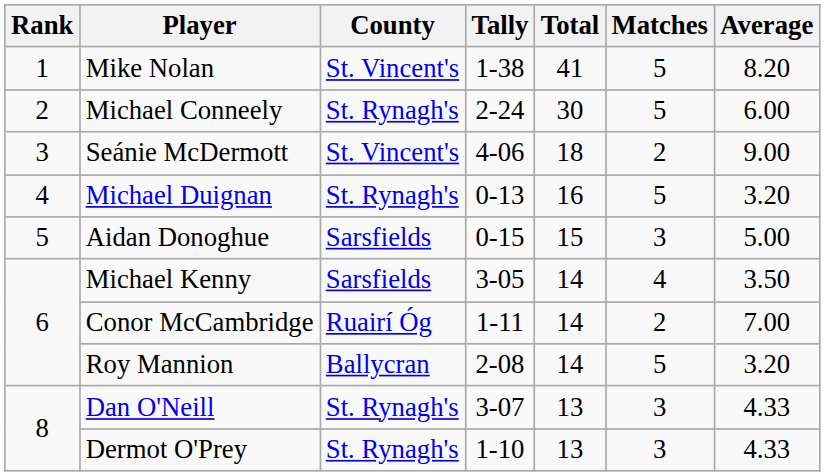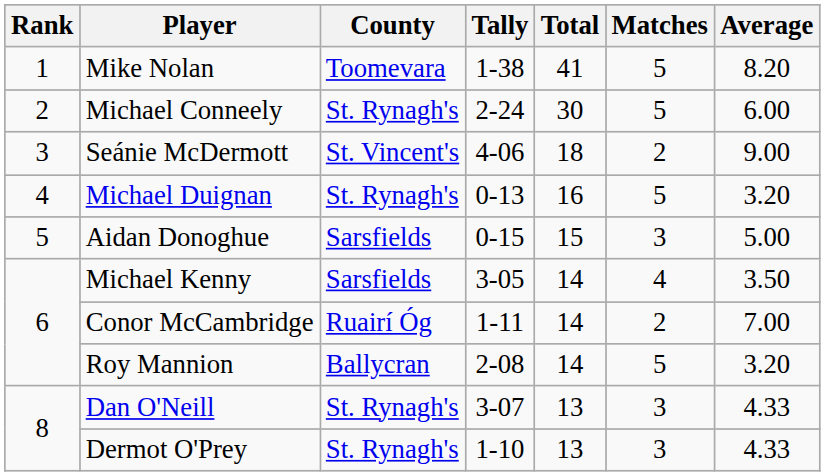(393, 68) St. Vincent's -> (386, 68) Toomevara
